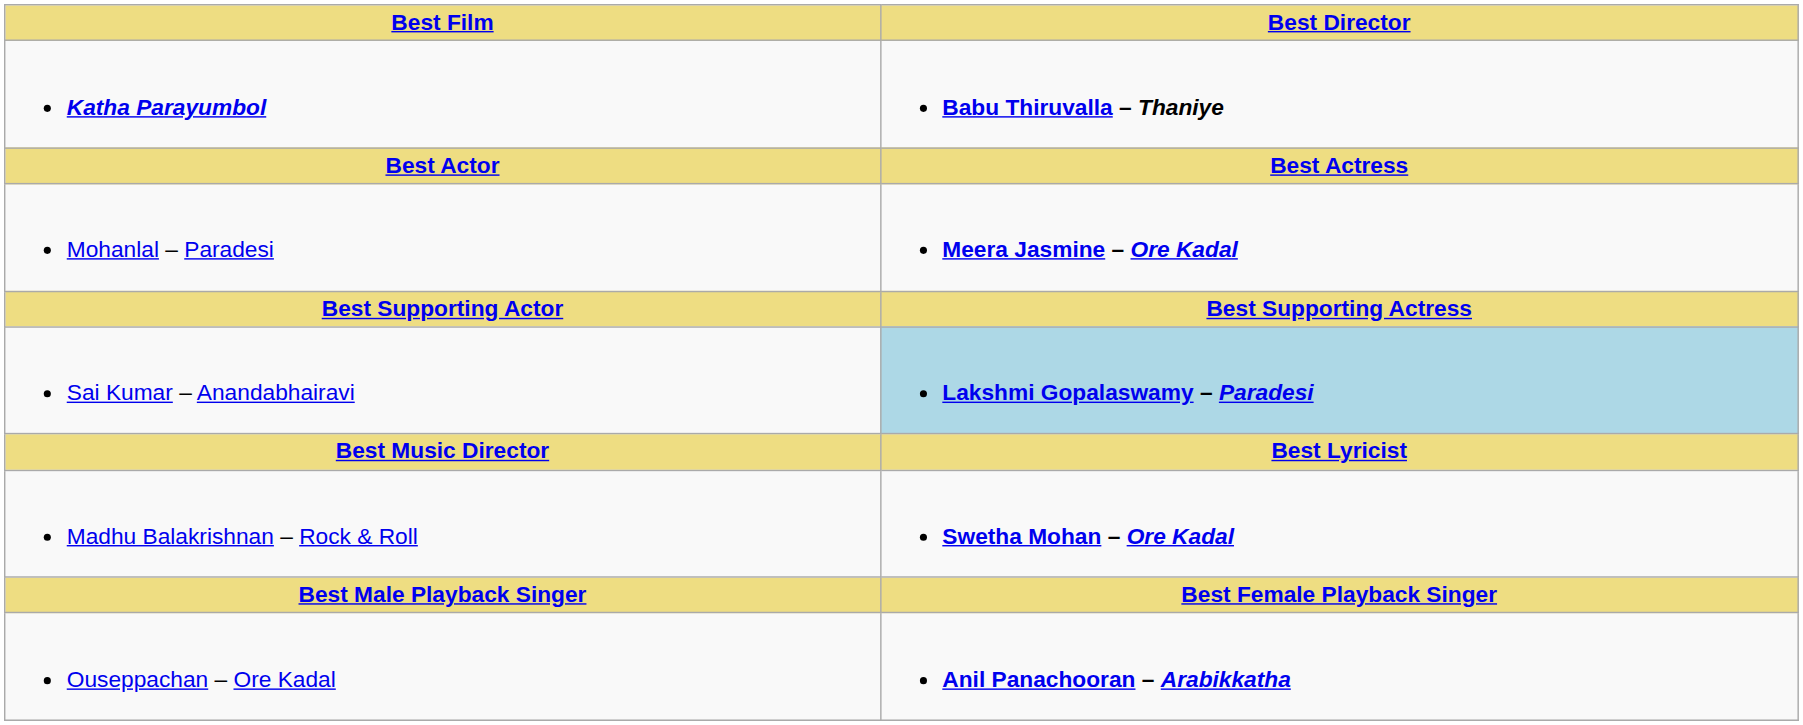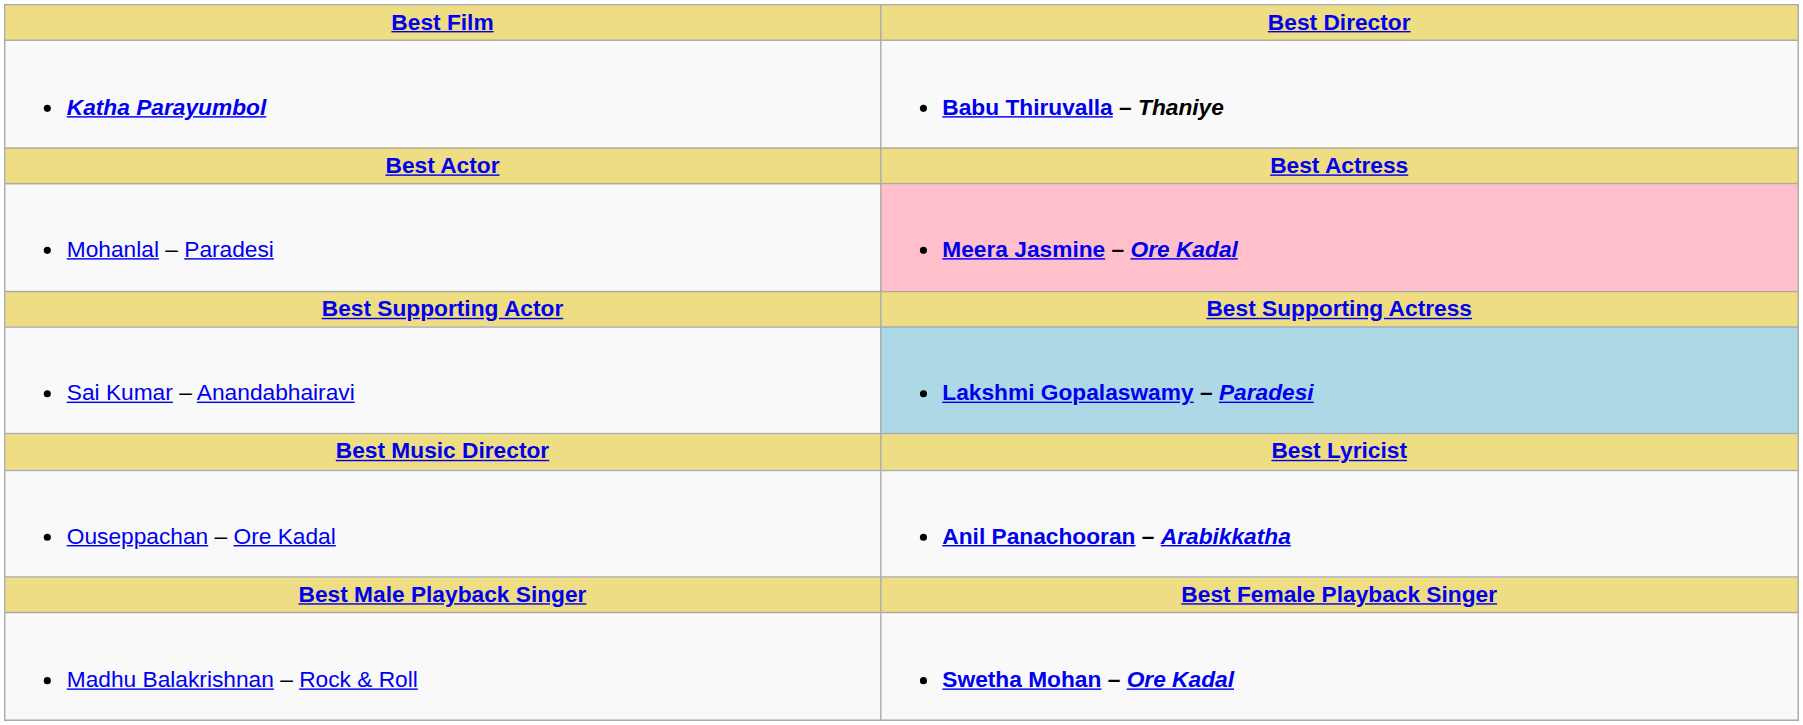(1339, 250) no background -> (1339, 250) pink background
rows swapped: (442, 679) <-> (442, 536)
